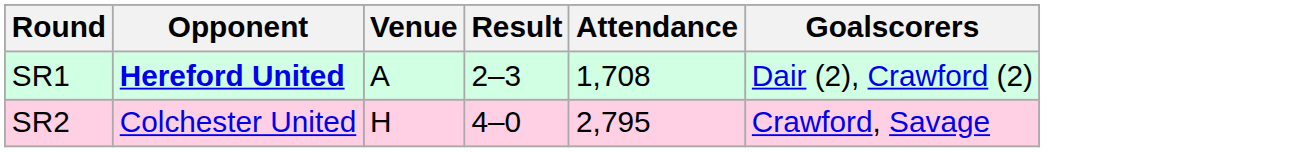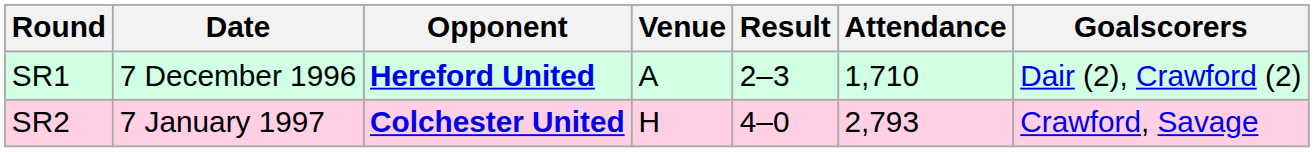+ column: (238, 28)
(613, 75) 1,708 -> (882, 75) 1,710
(238, 122) normal -> (497, 122) bold
(613, 122) 2,795 -> (882, 122) 2,793
